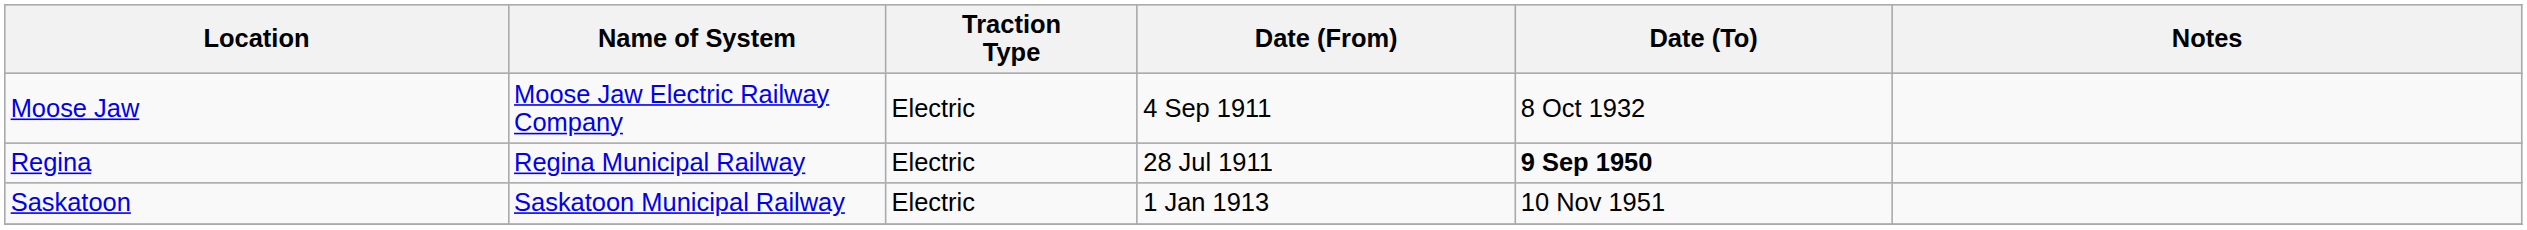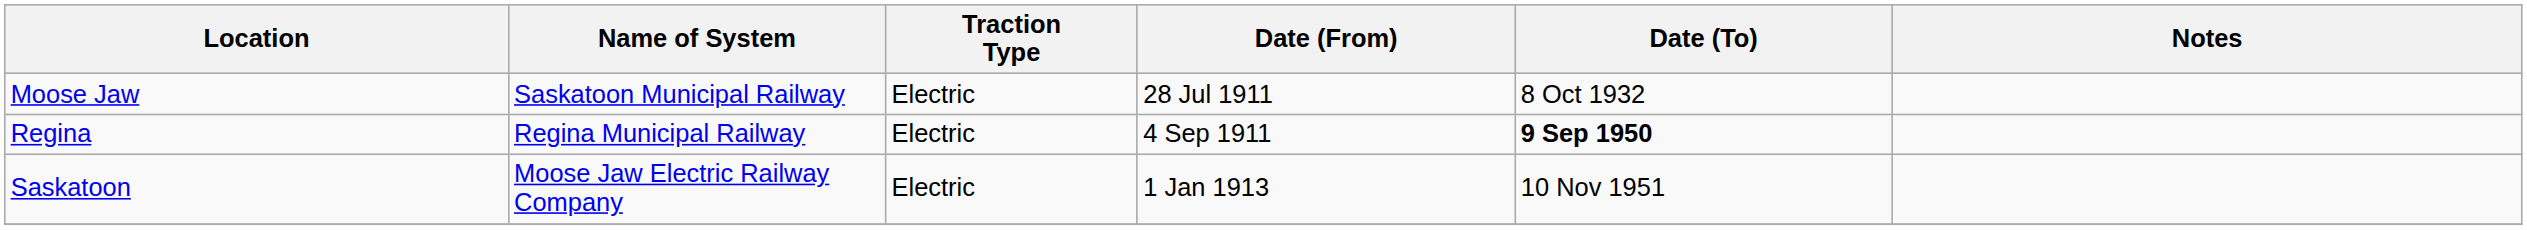(672, 107) Moose Jaw Electric Railway Company -> (679, 93) Saskatoon Municipal Railway
(1207, 107) 4 Sep 1911 -> (1208, 93) 28 Jul 1911
(1208, 162) 28 Jul 1911 -> (1207, 133) 4 Sep 1911
(679, 202) Saskatoon Municipal Railway -> (672, 188) Moose Jaw Electric Railway Company
